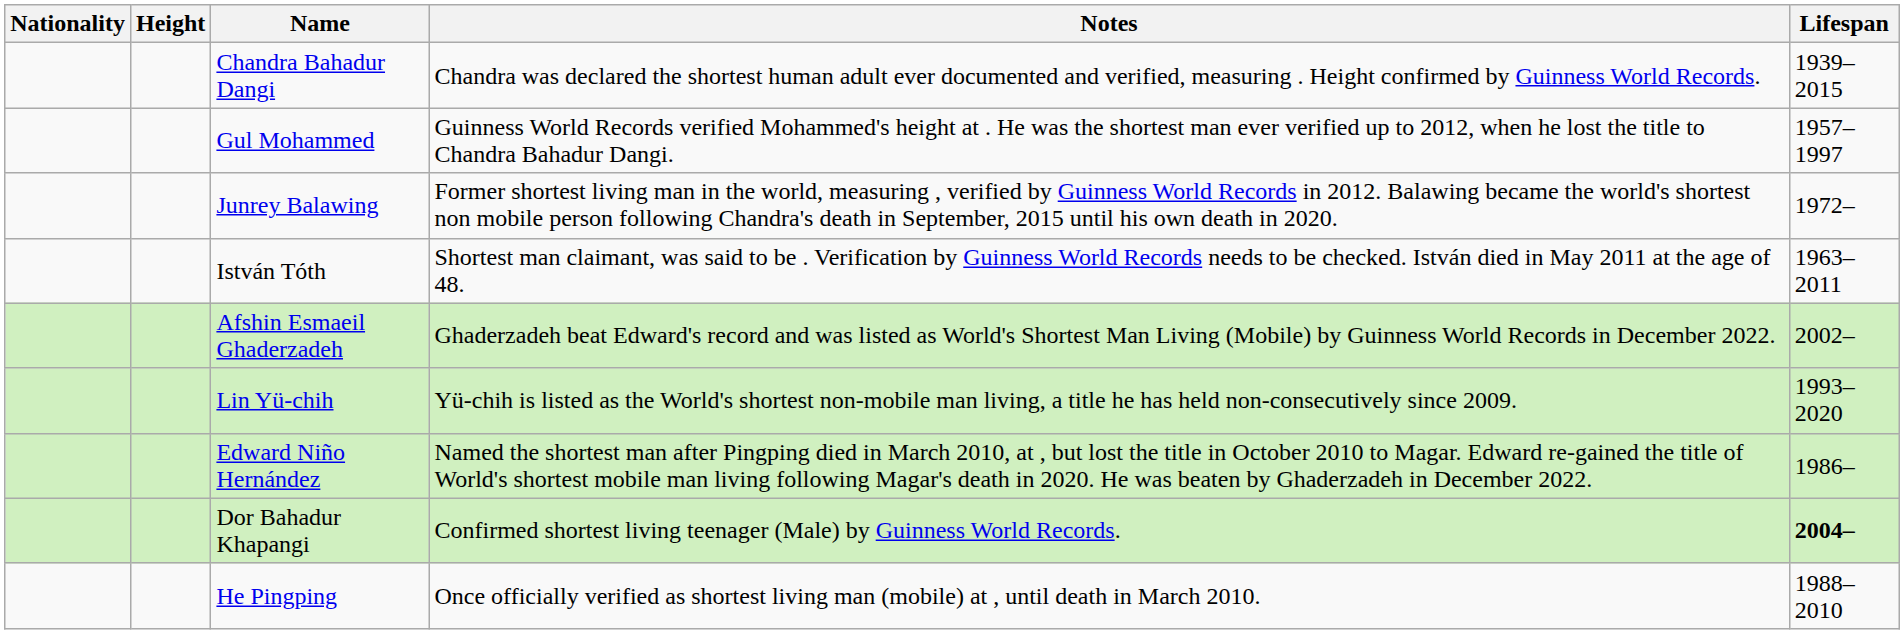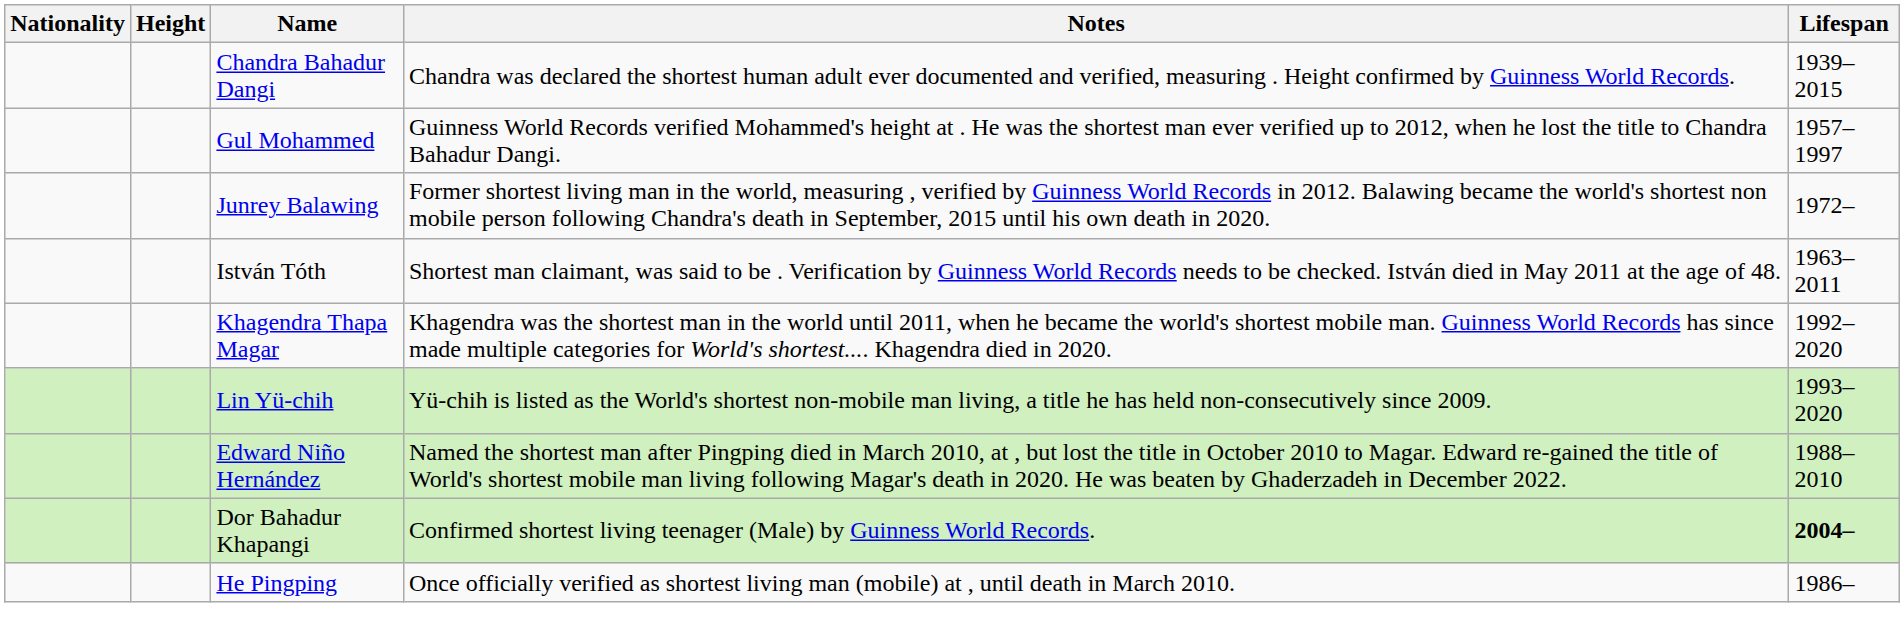- row: (291, 335)
+ row: (302, 335)
(1825, 465) 1986– -> (1824, 465) 1988–2010
(1825, 595) 1988–2010 -> (1824, 582) 1986–
